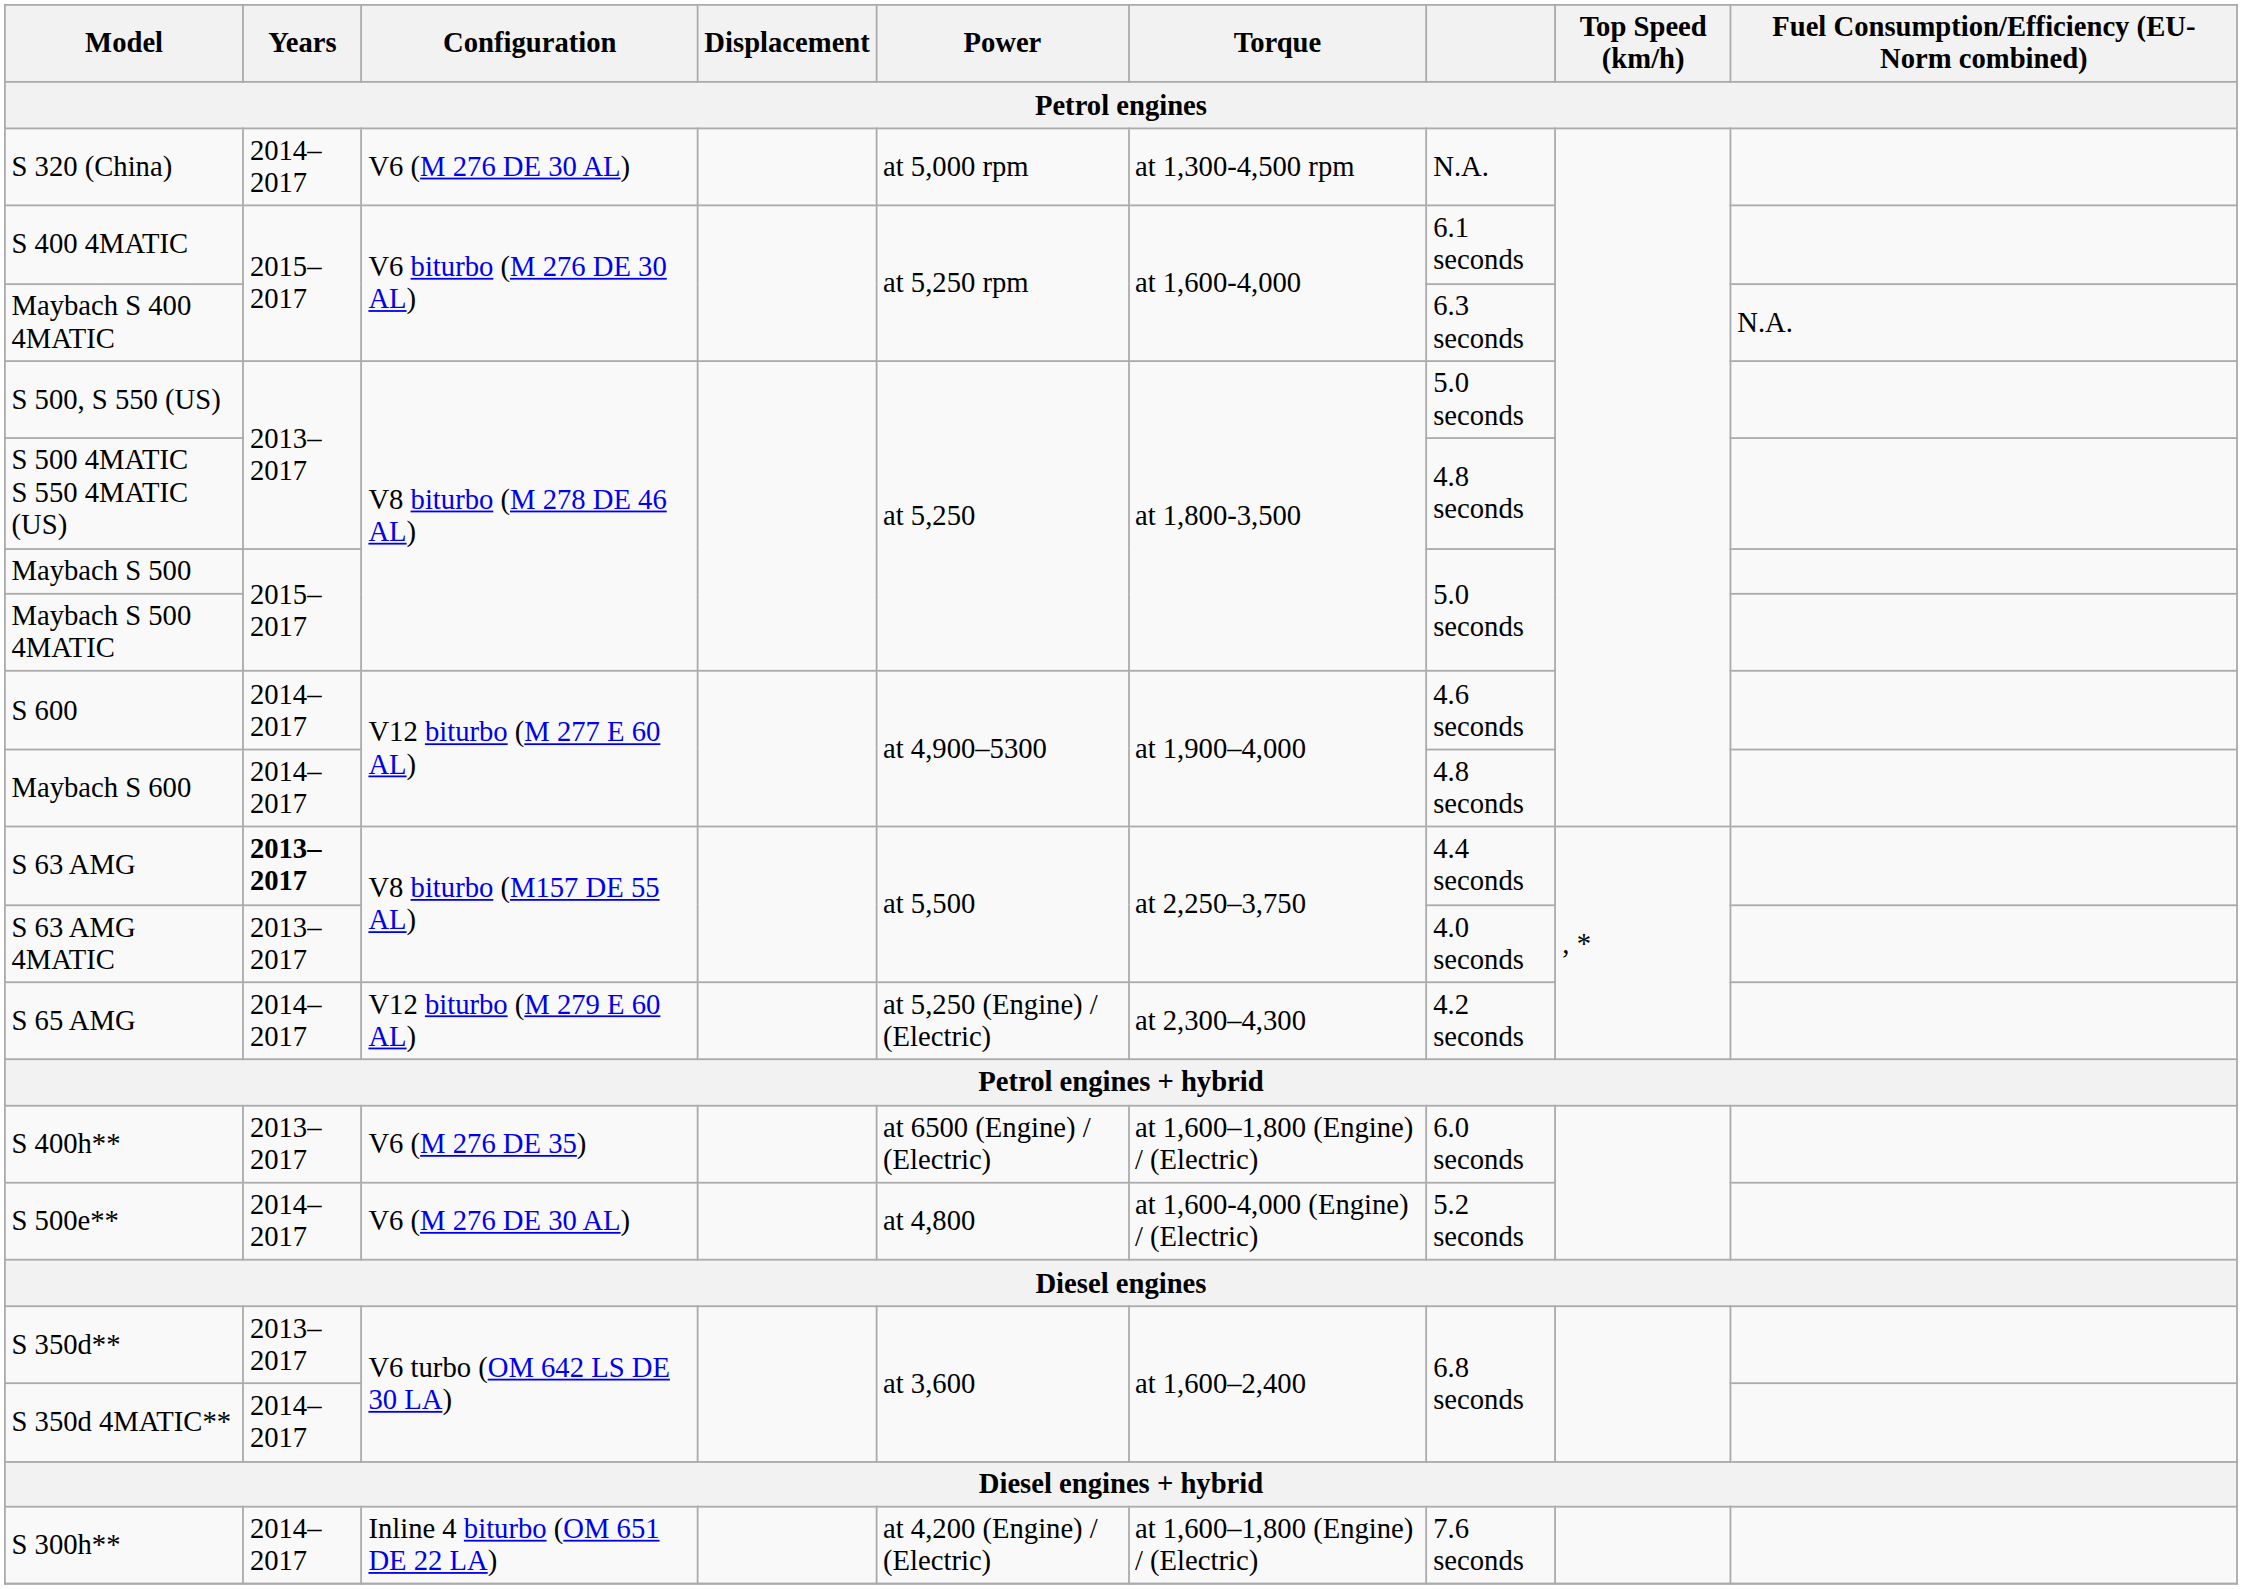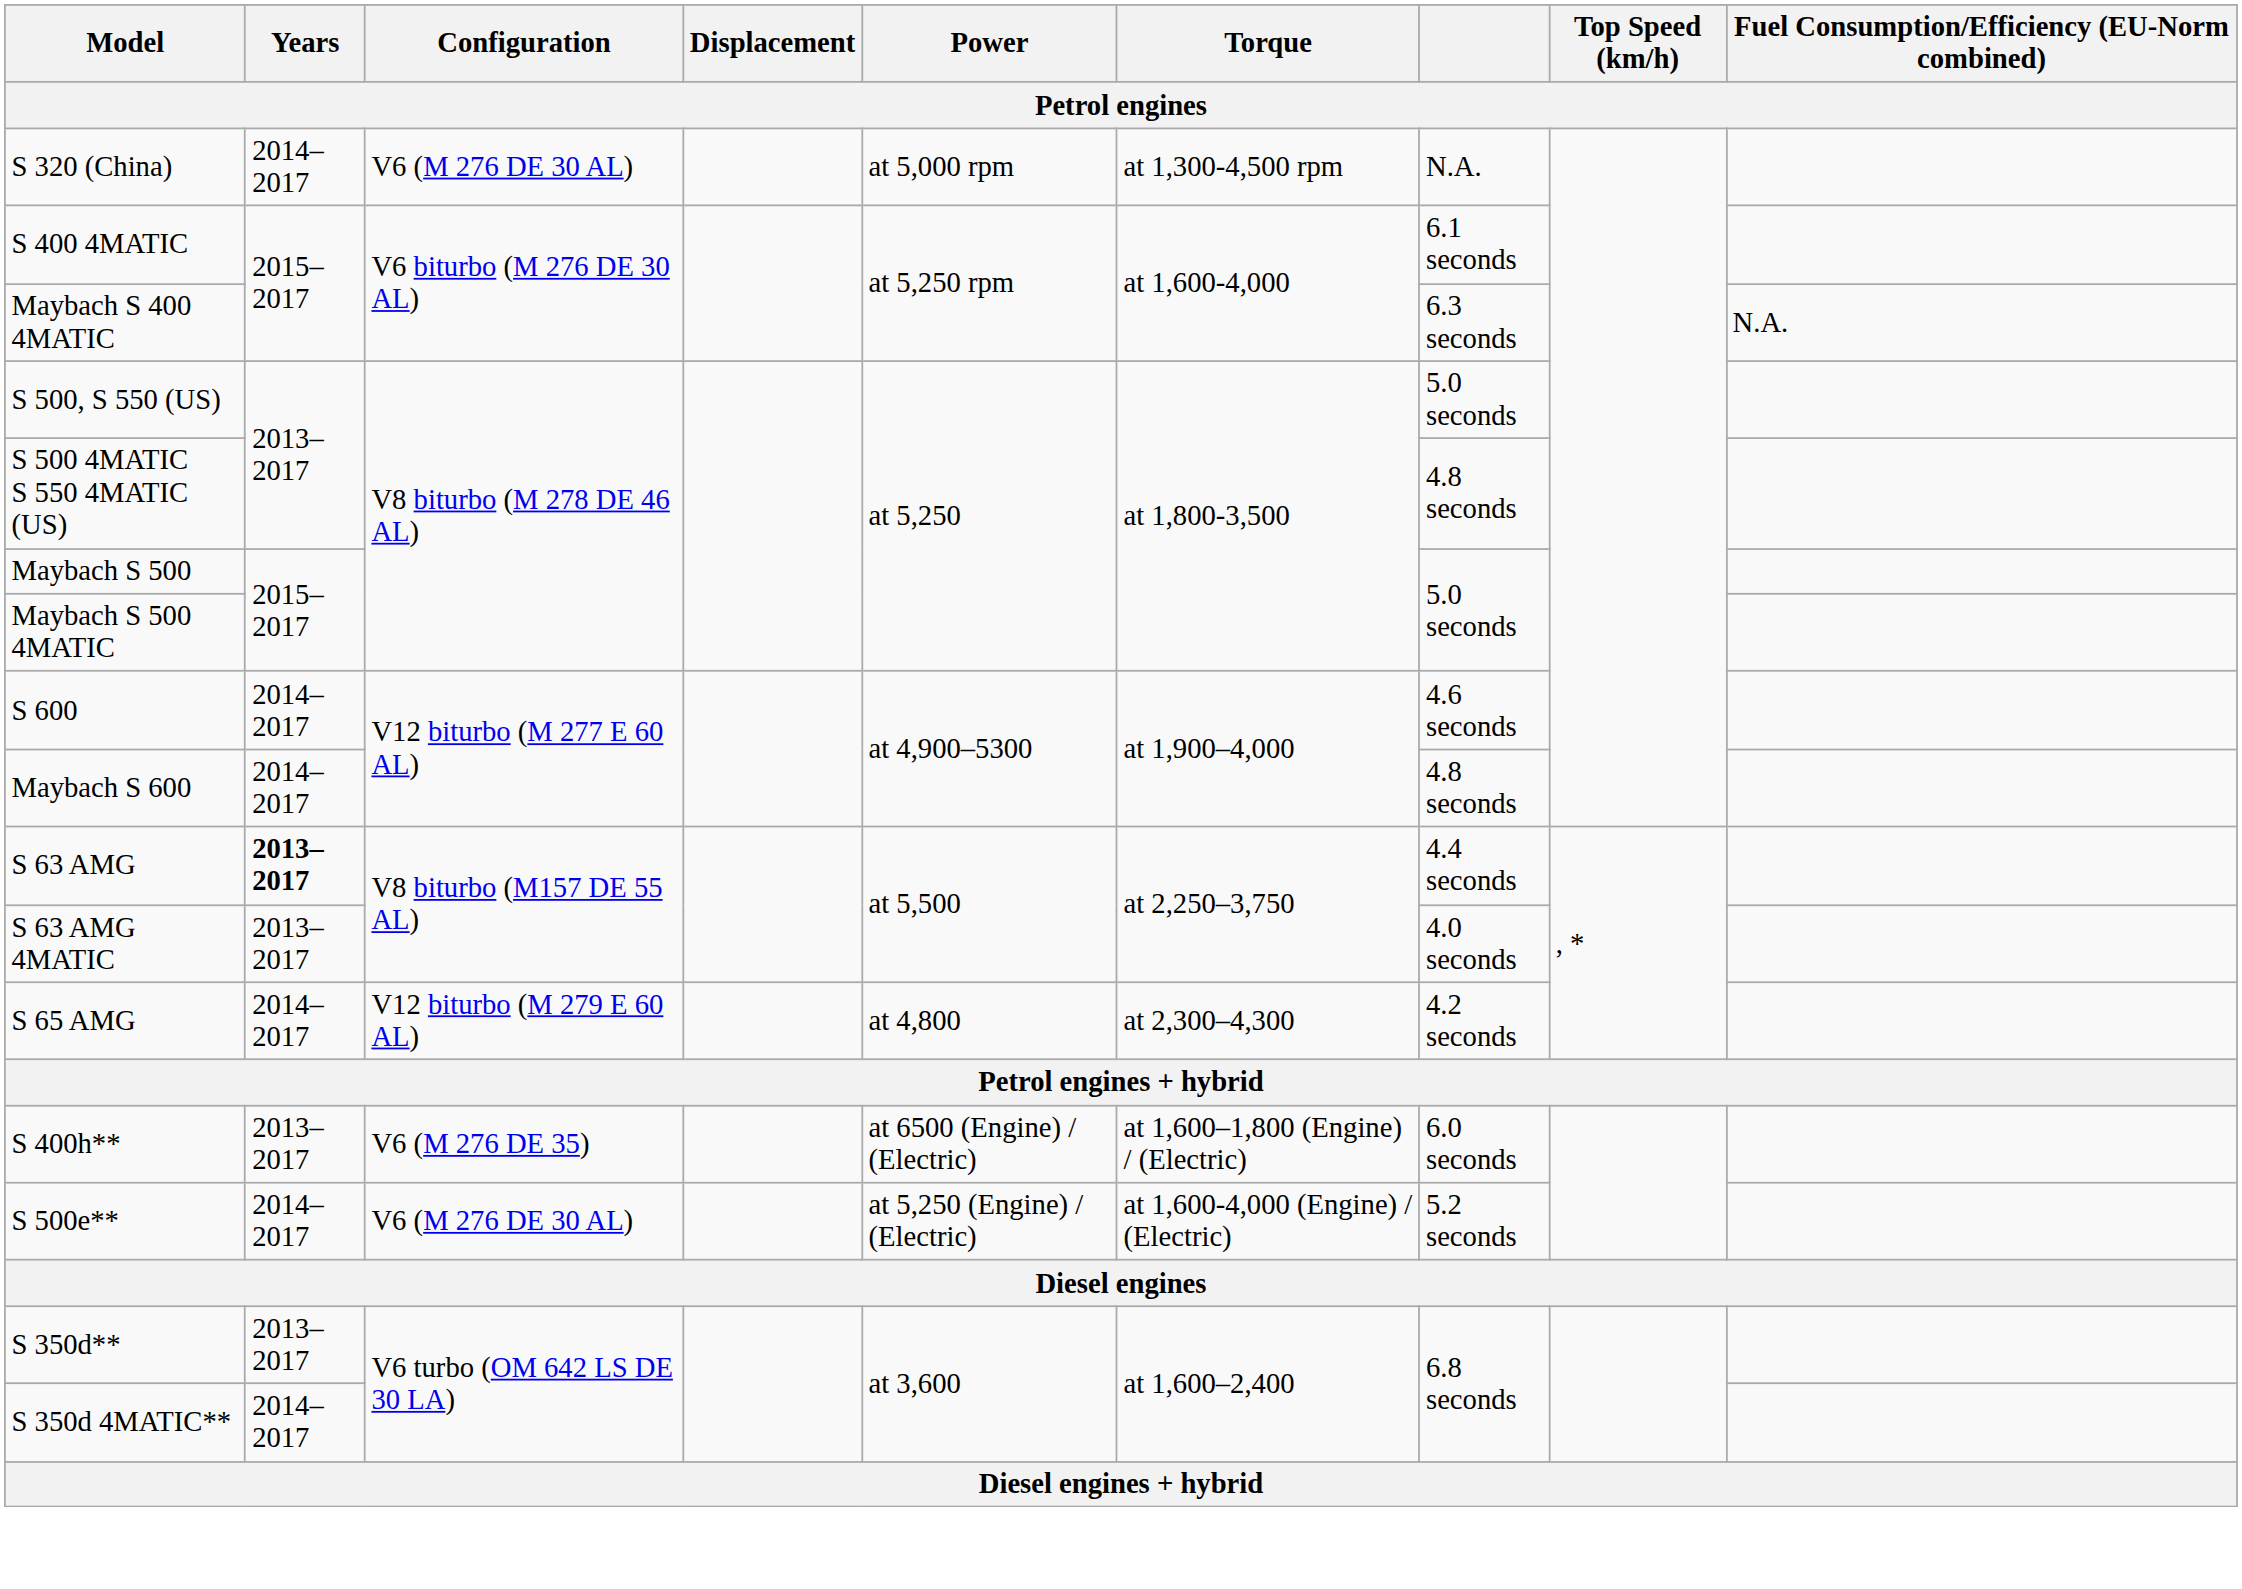(990, 1020) at 5,250 (Engine) / (Electric) -> (915, 1020) at 4,800
(929, 1221) at 4,800 -> (976, 1221) at 5,250 (Engine) / (Electric)
- row: (66, 1544)
